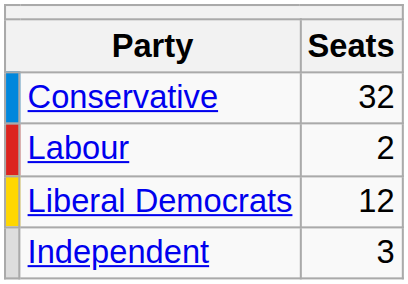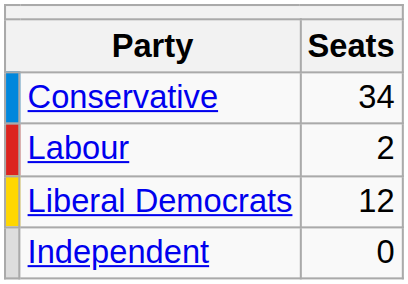(376, 97) 32 -> (376, 97) 34
(386, 252) 3 -> (386, 252) 0
